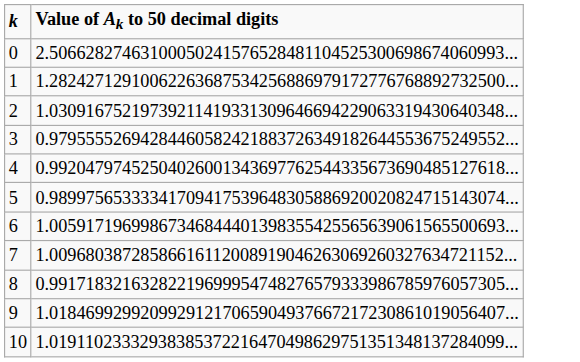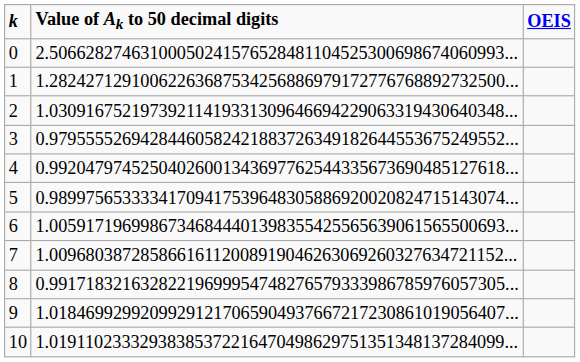+ column: (549, 21)
